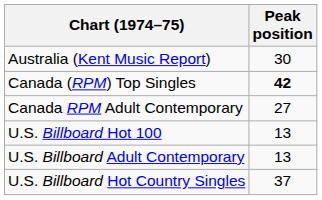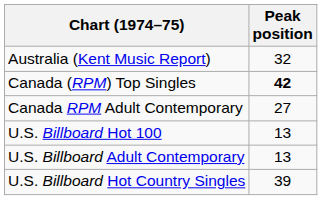(283, 58) 30 -> (283, 58) 32
(283, 181) 37 -> (283, 181) 39
